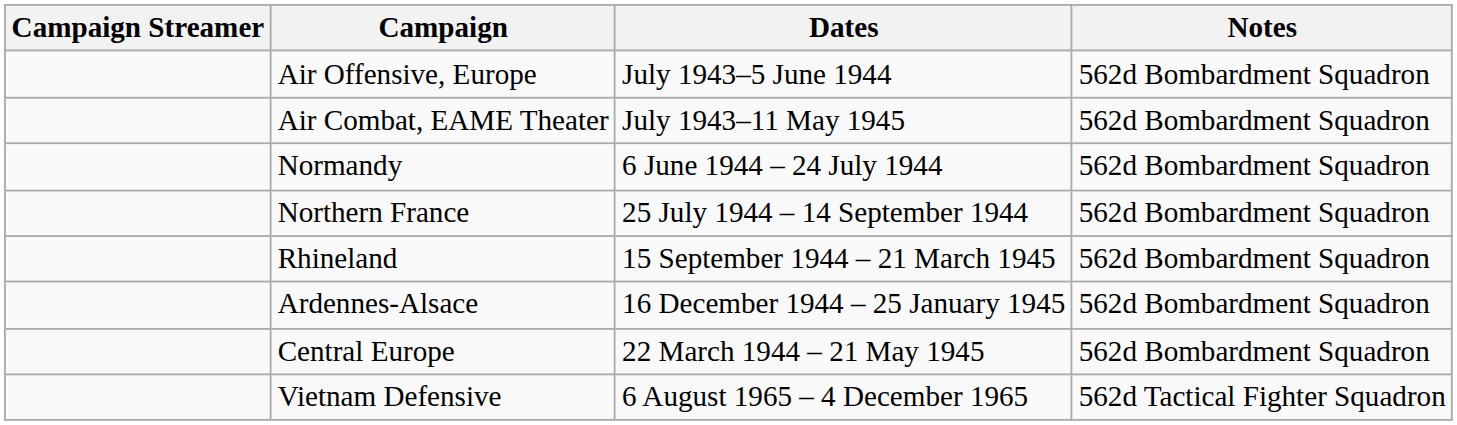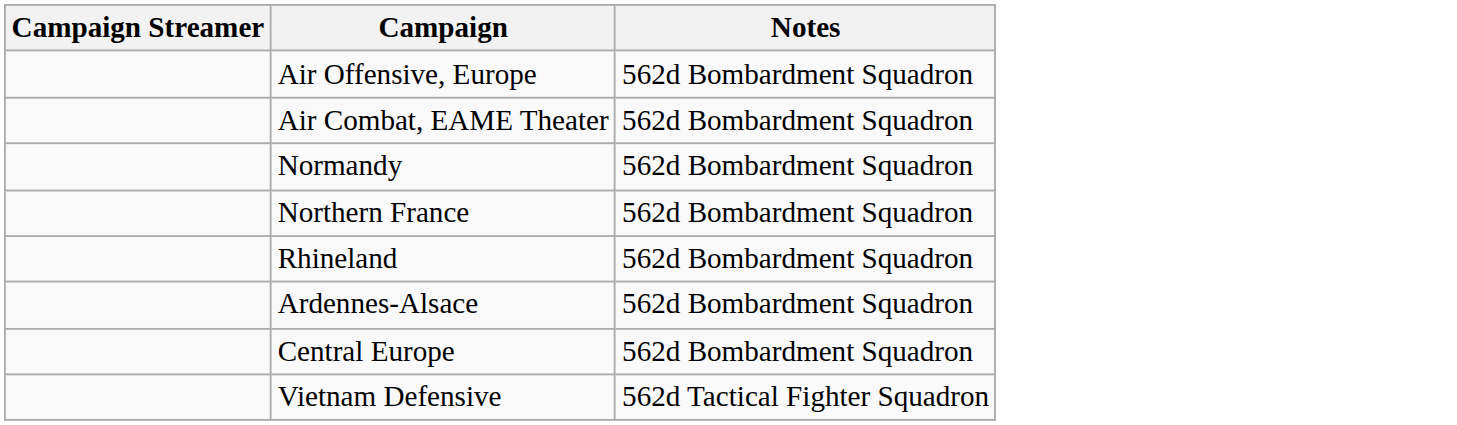- column: (844, 27)
